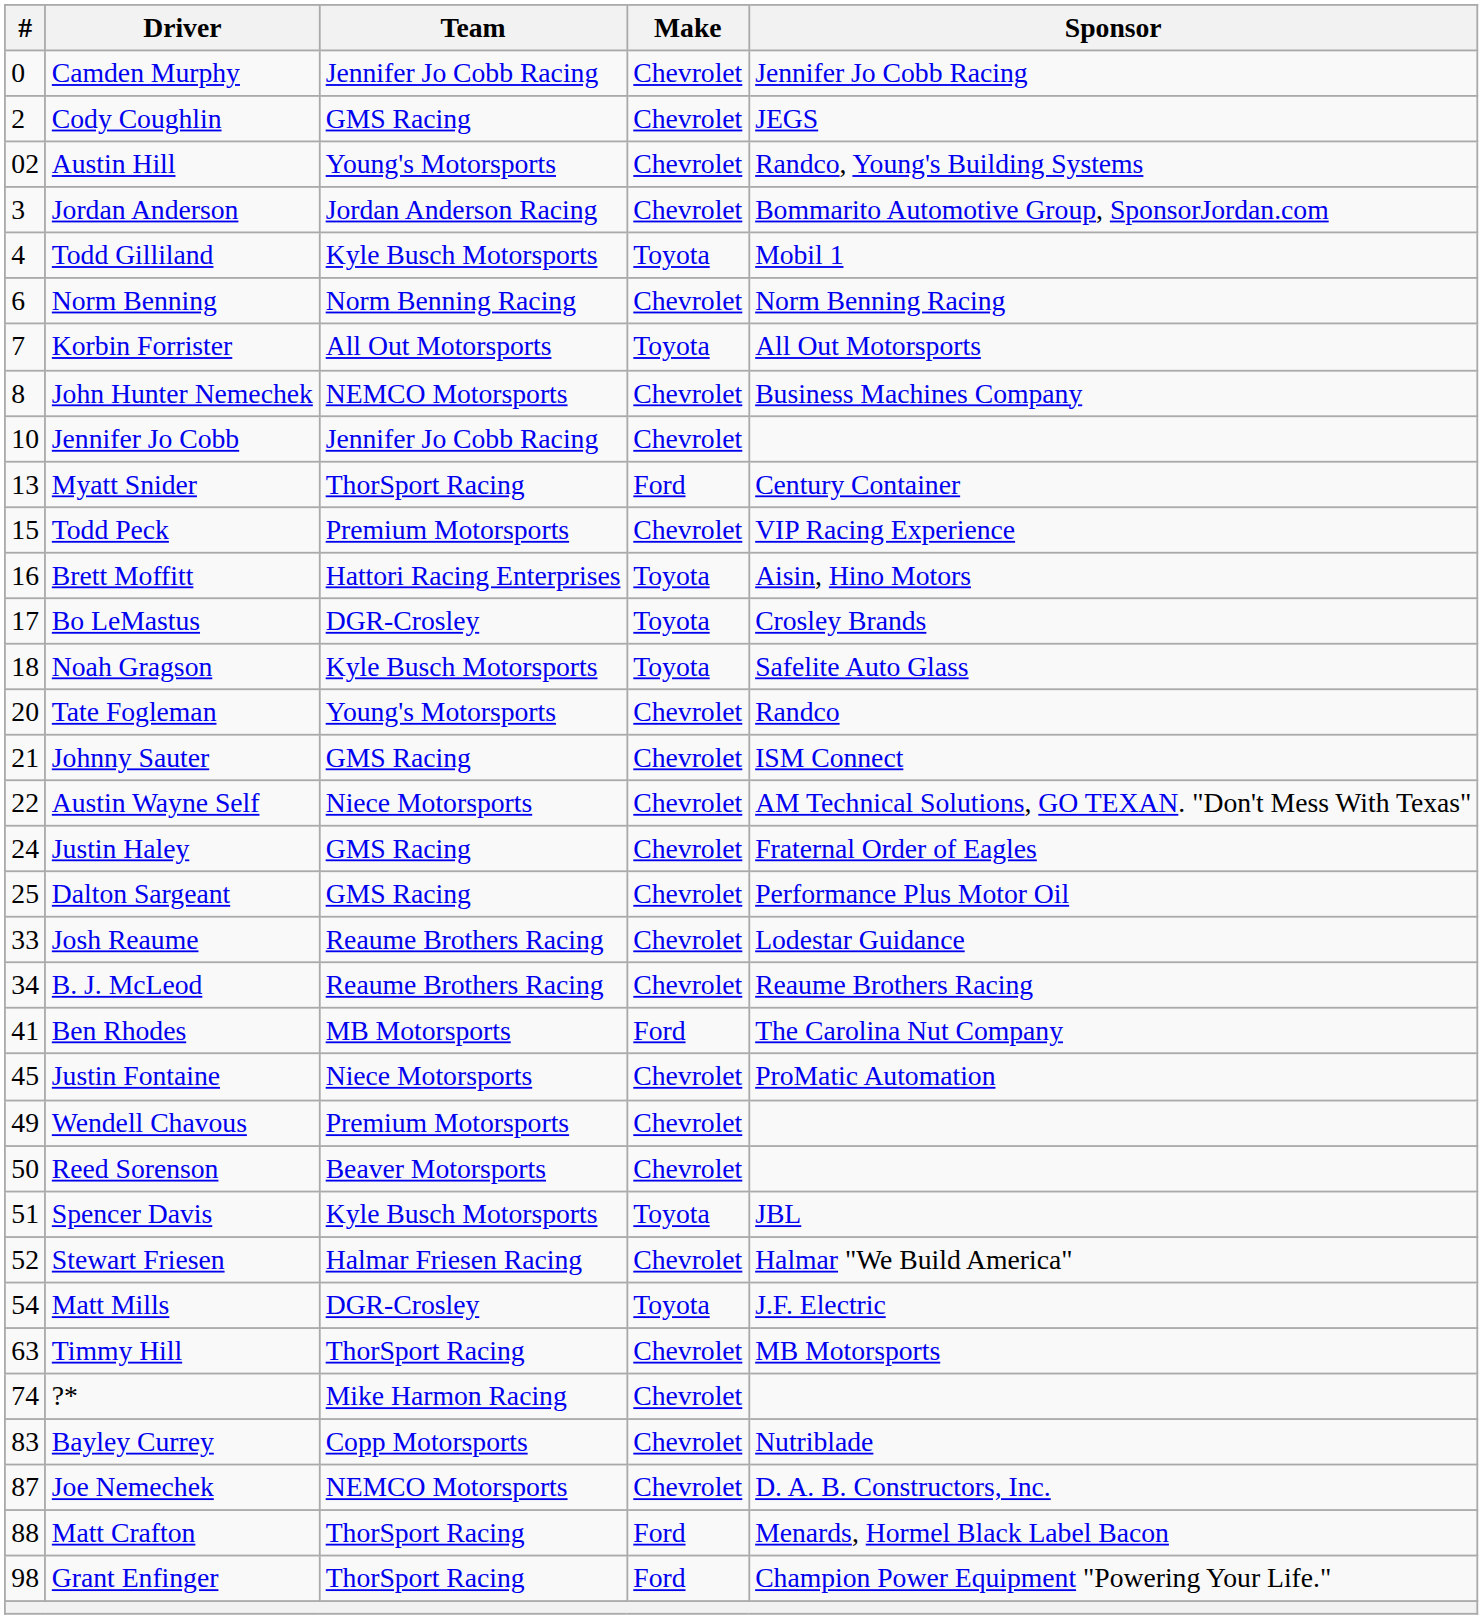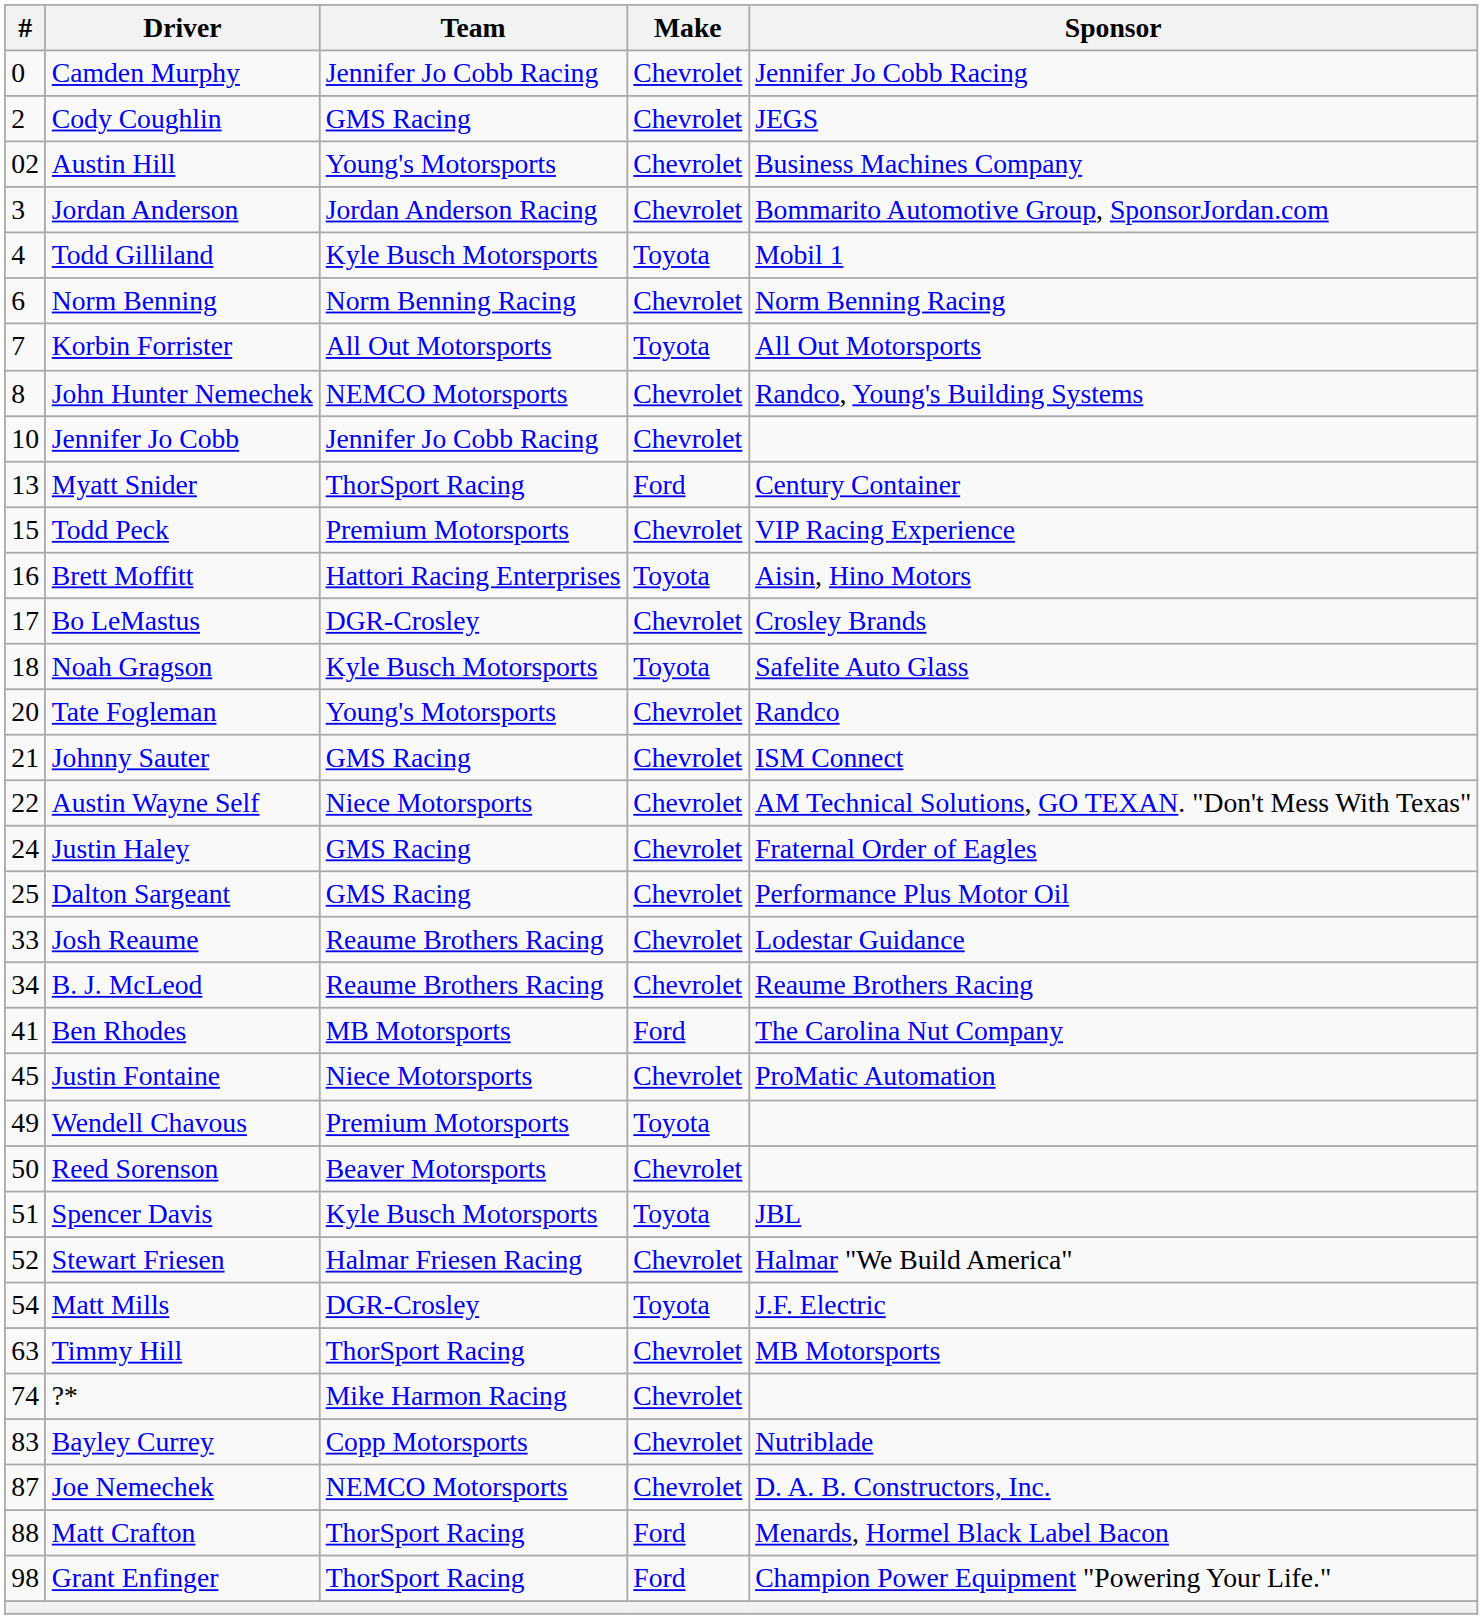(949, 164) Randco, Young's Building Systems -> (919, 164) Business Machines Company
(919, 392) Business Machines Company -> (949, 392) Randco, Young's Building Systems
(671, 620) Toyota -> (688, 620) Chevrolet
(688, 1122) Chevrolet -> (671, 1122) Toyota
